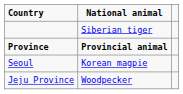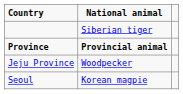rows swapped: (41, 80) <-> (21, 63)
